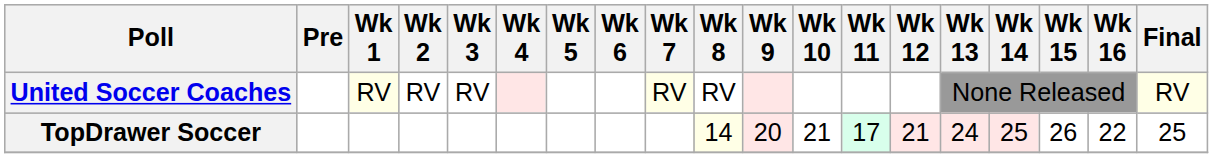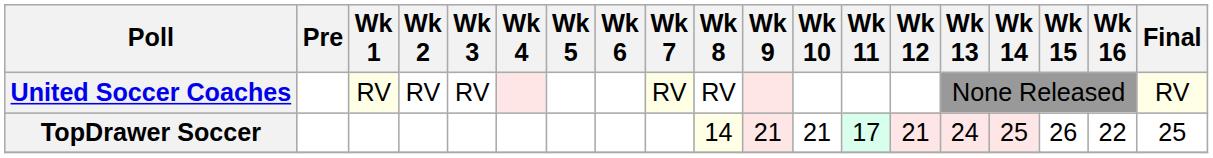(768, 132) 20 -> (768, 132) 21
